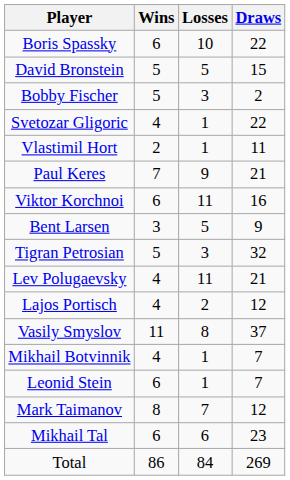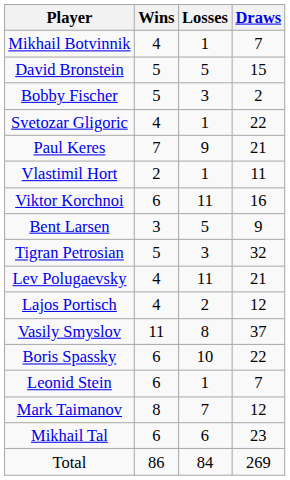rows swapped: (69, 357) <-> (69, 43)
rows swapped: (69, 148) <-> (69, 174)
